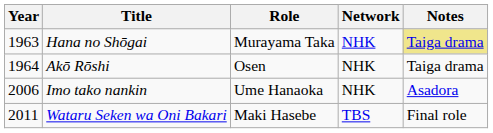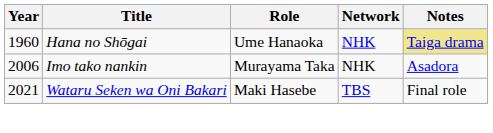(24, 41) 1963 -> (24, 41) 1960
(284, 41) Murayama Taka -> (278, 41) Ume Hanaoka
- row: (78, 66)
(278, 90) Ume Hanaoka -> (284, 66) Murayama Taka
(23, 115) 2011 -> (24, 90) 2021
